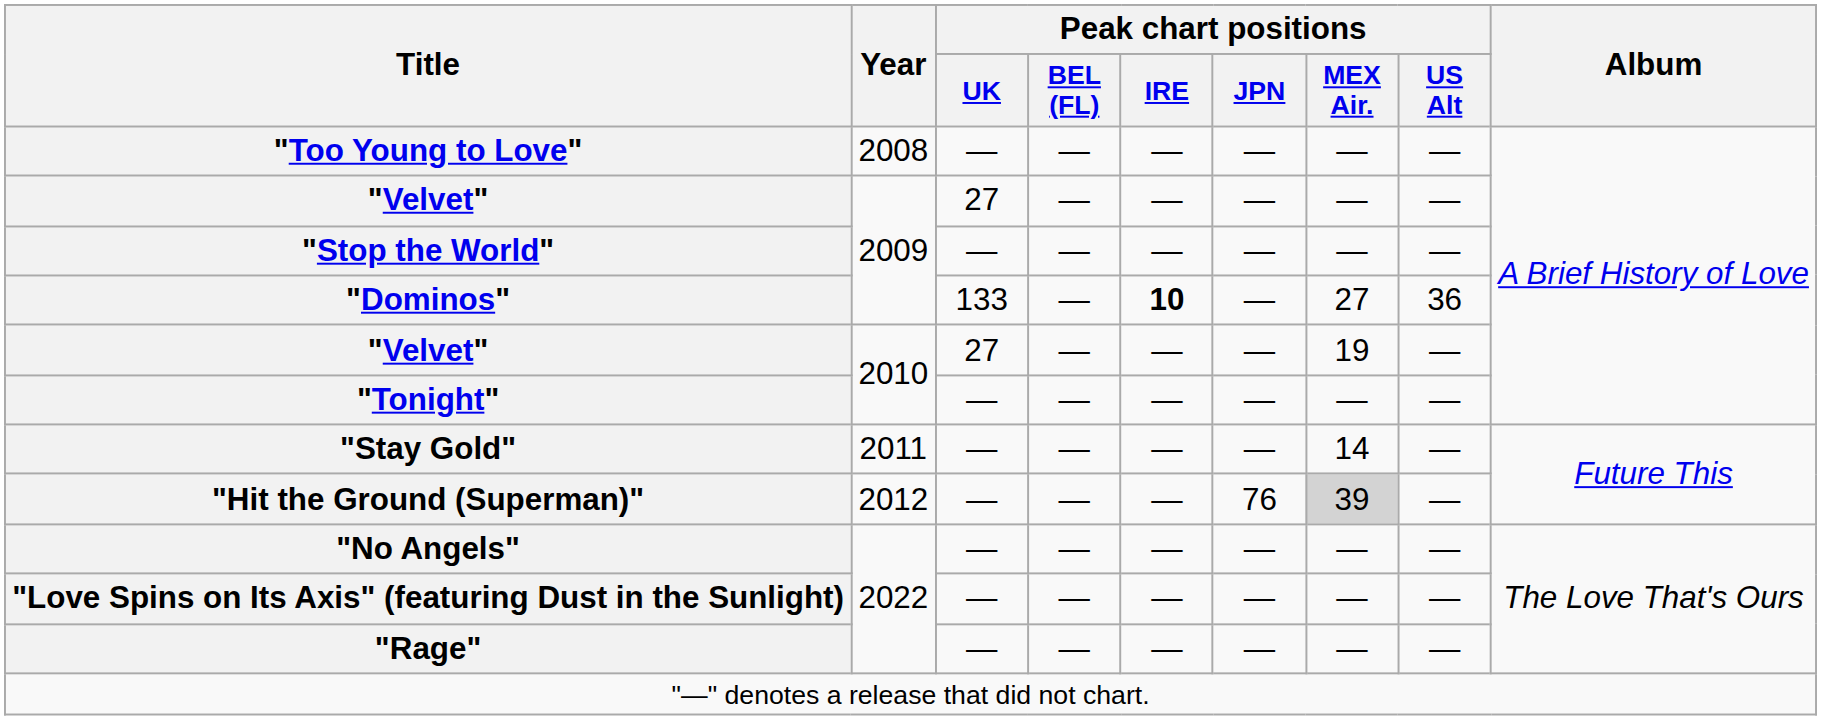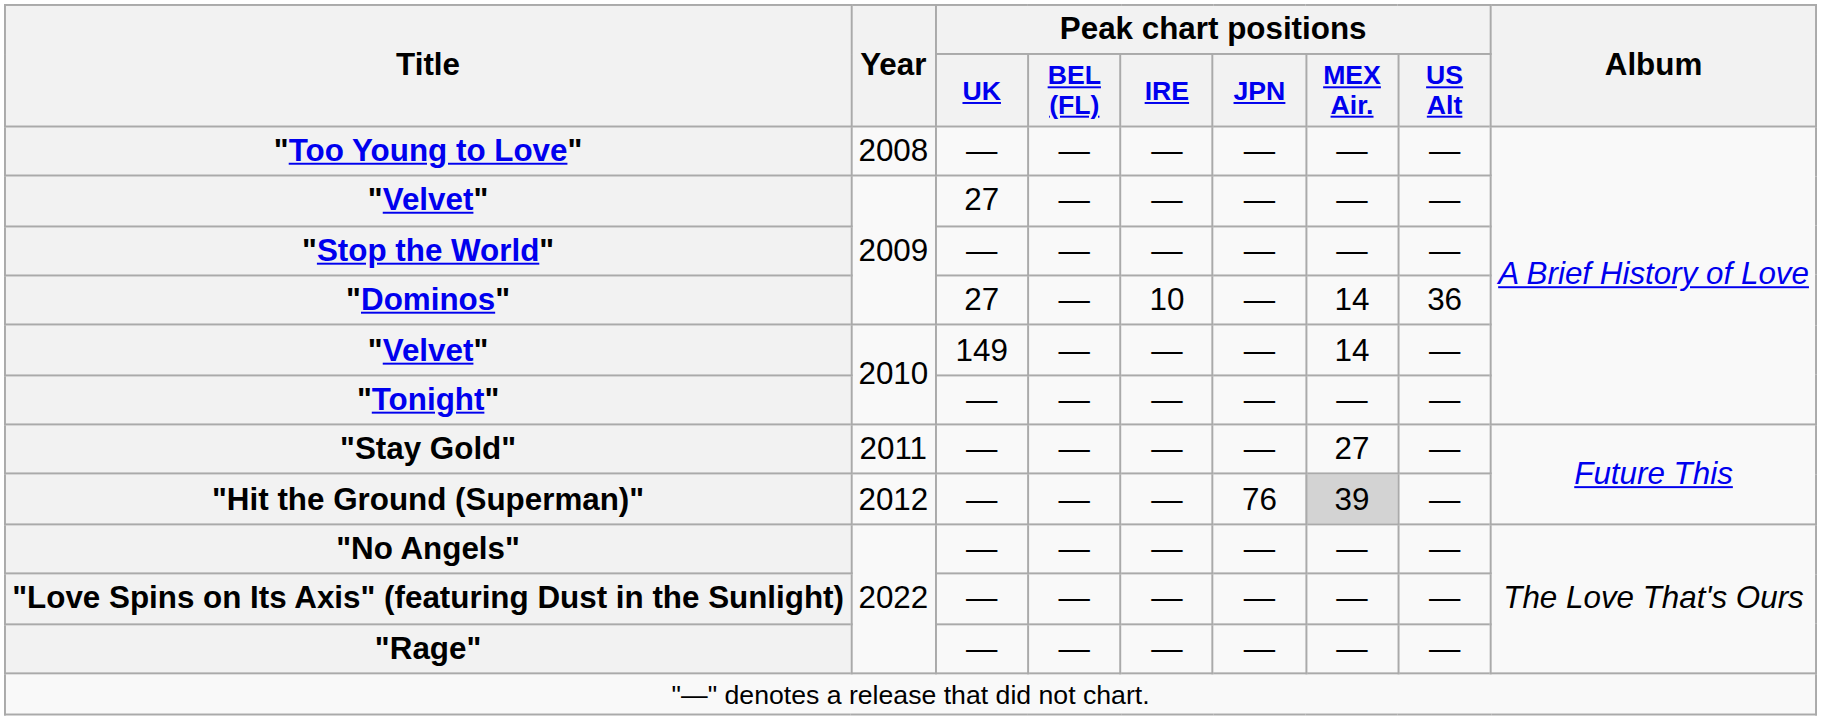(982, 299) 133 -> (982, 299) 27
(1167, 299) bold -> (1167, 299) normal
(1352, 299) 27 -> (1352, 299) 14
(982, 349) 27 -> (982, 349) 149
(1352, 349) 19 -> (1352, 349) 14
(1352, 448) 14 -> (1352, 448) 27
